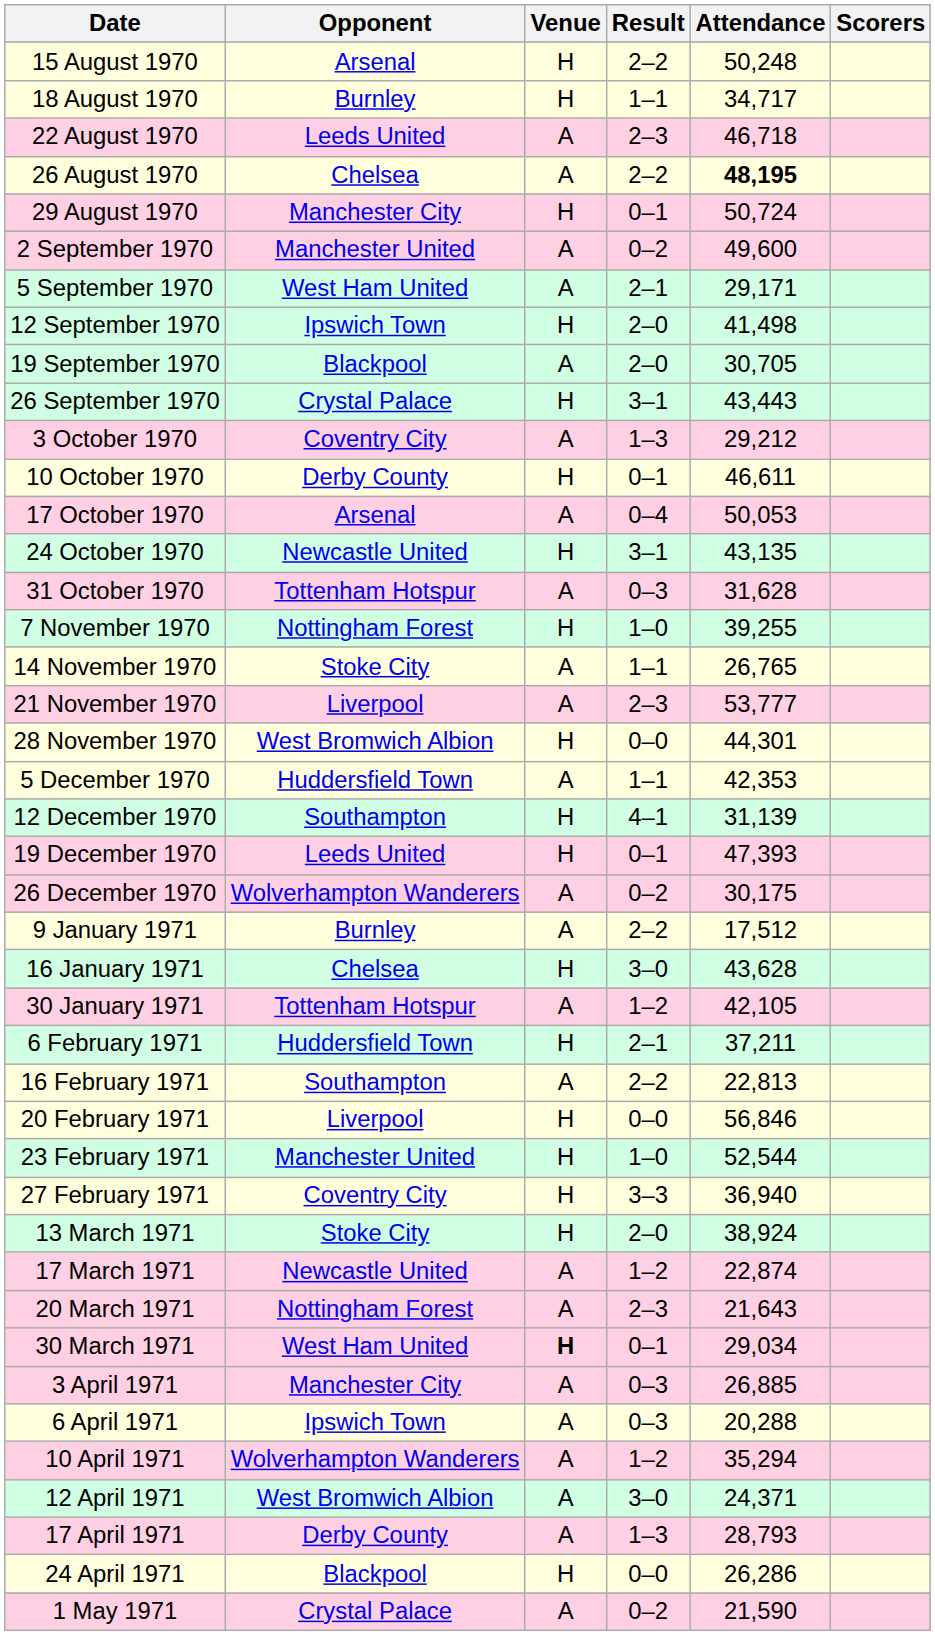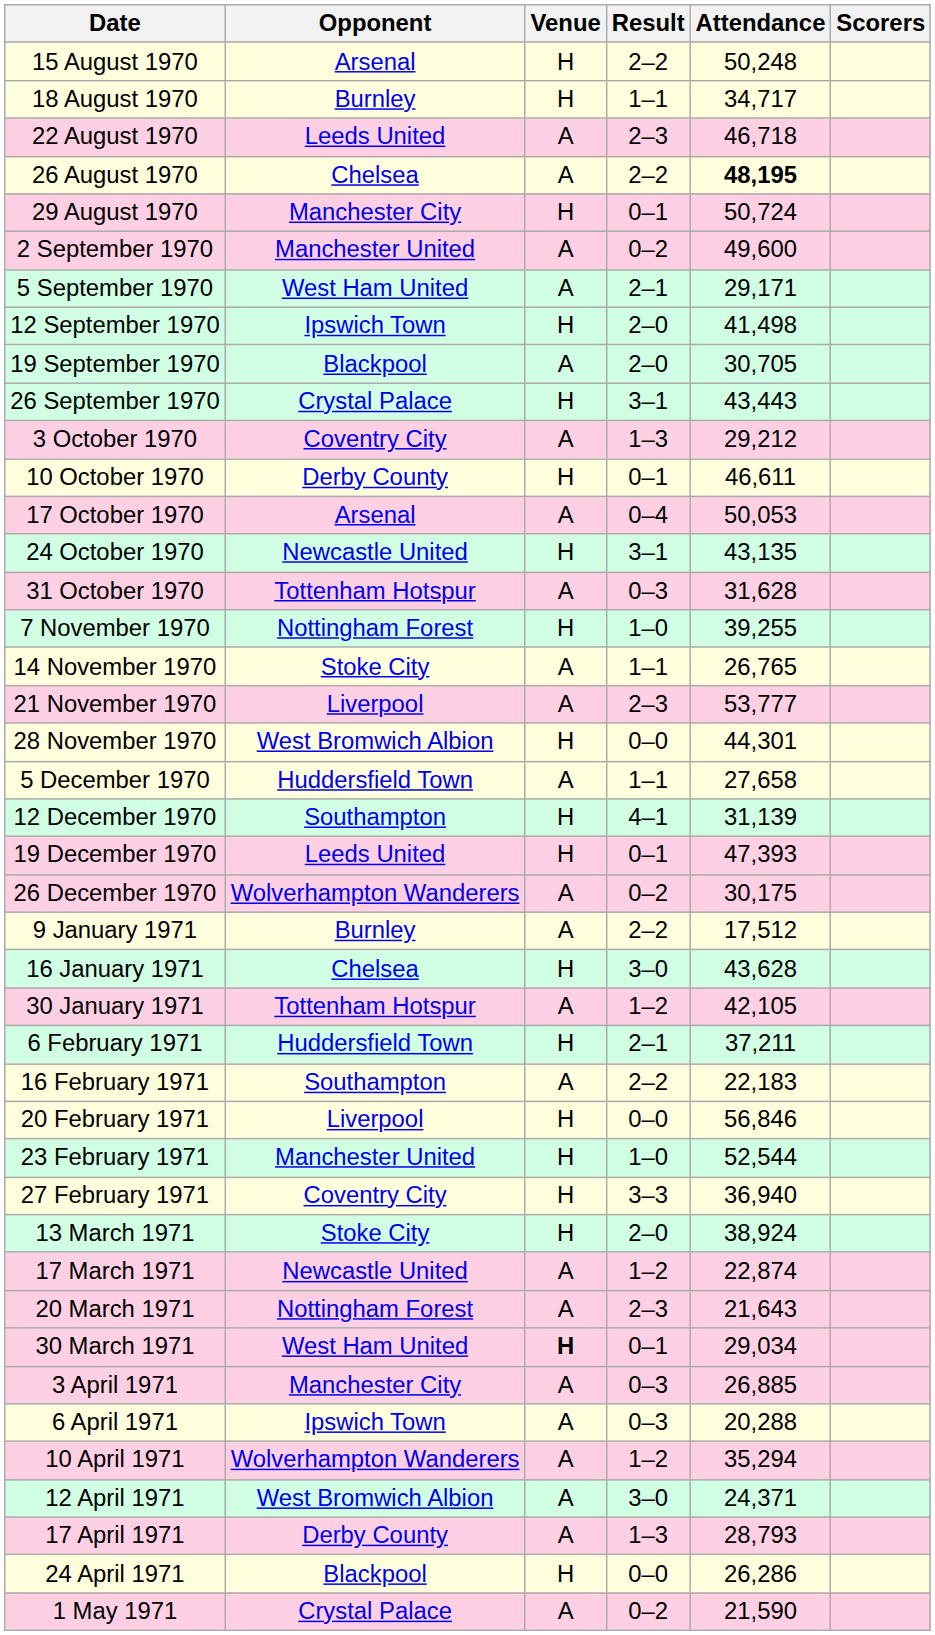(760, 779) 42,353 -> (760, 779) 27,658
(760, 1082) 22,813 -> (760, 1082) 22,183
